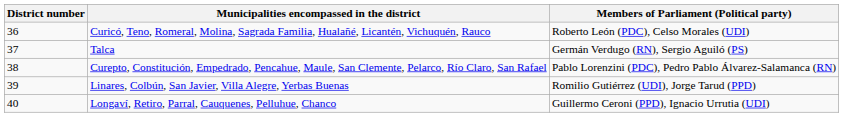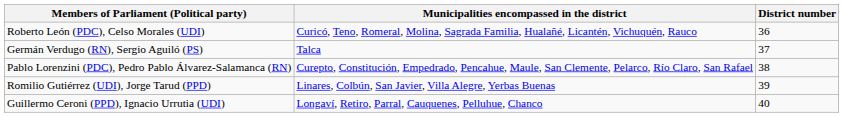columns swapped: (46, 13) <-> (694, 13)
